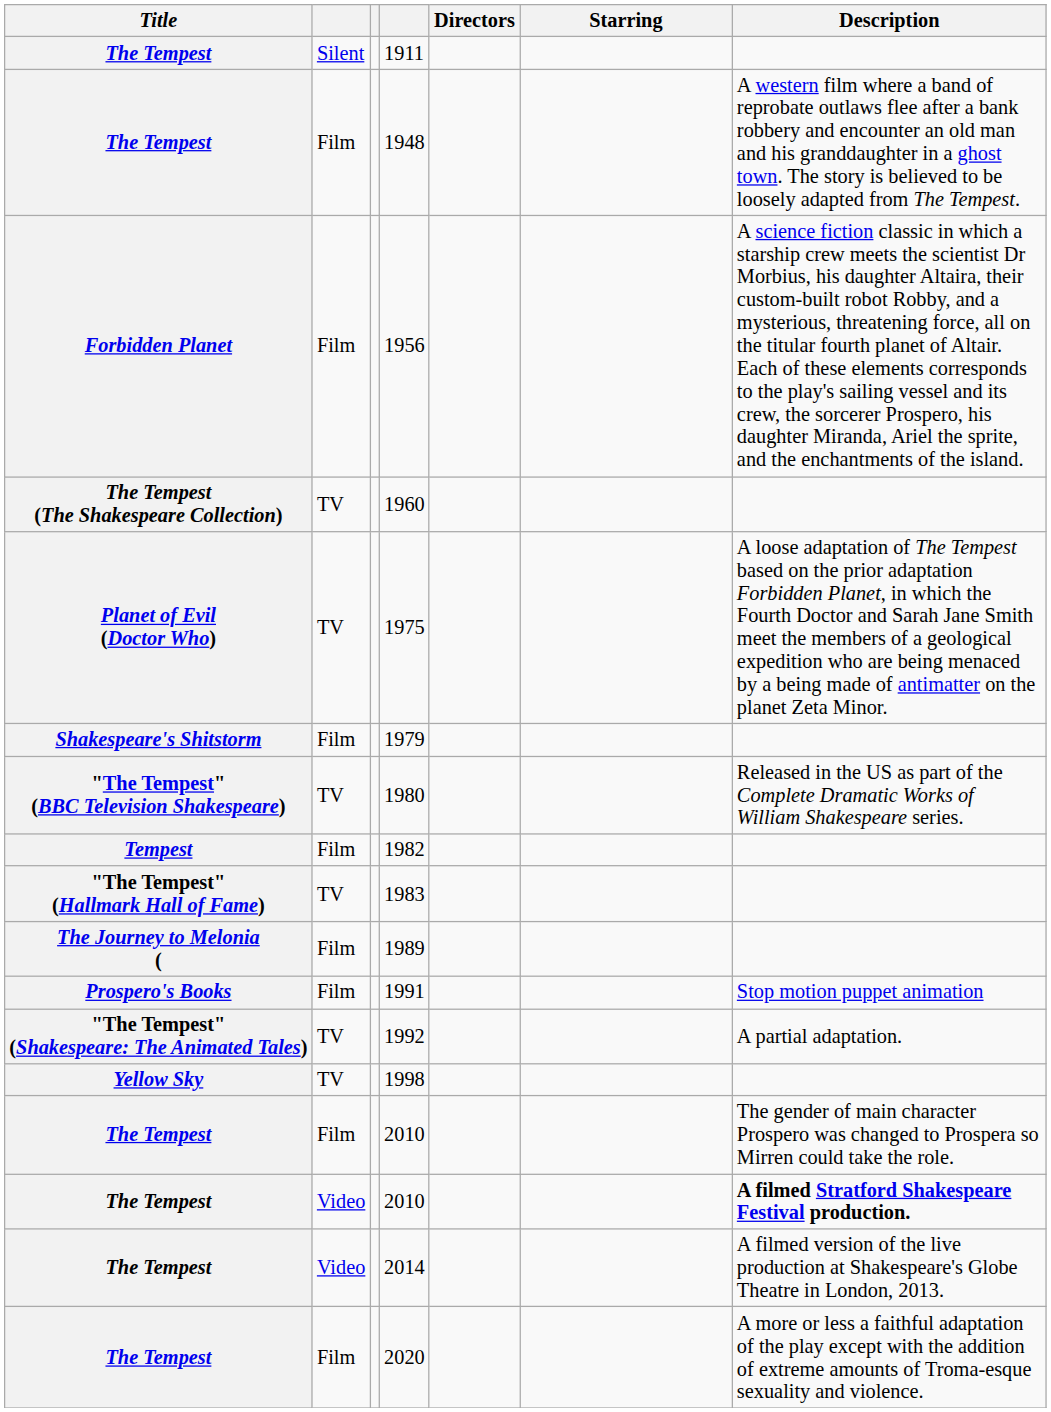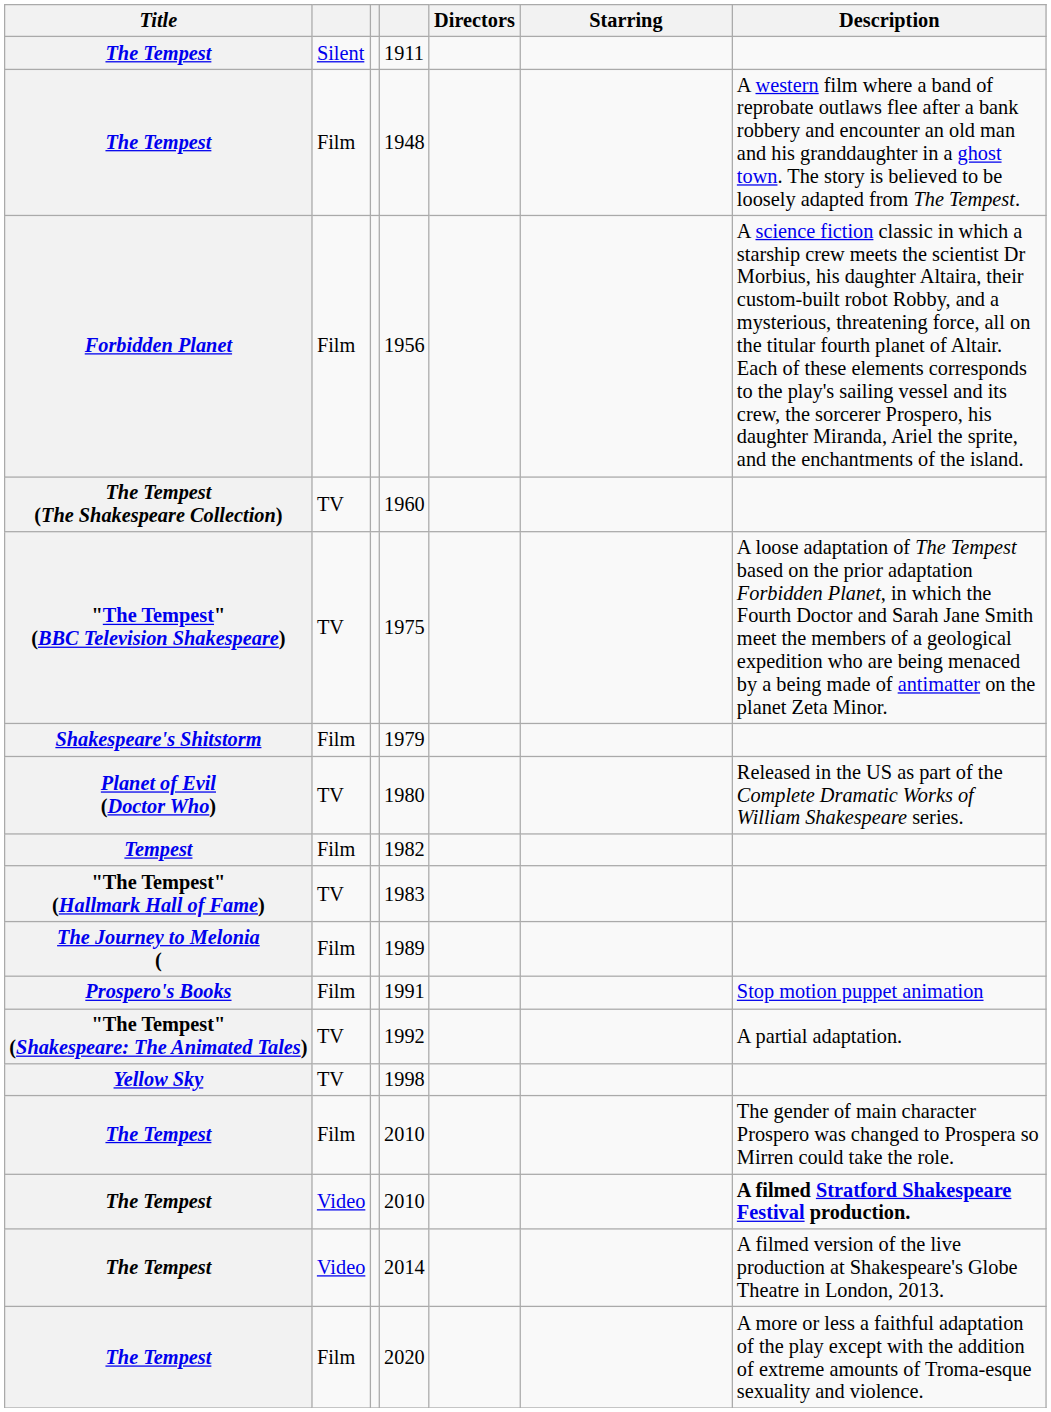(158, 627) Planet of Evil (Doctor Who) -> (158, 627) "The Tempest" (BBC Television Shakespeare)
(158, 794) "The Tempest" (BBC Television Shakespeare) -> (158, 794) Planet of Evil (Doctor Who)
